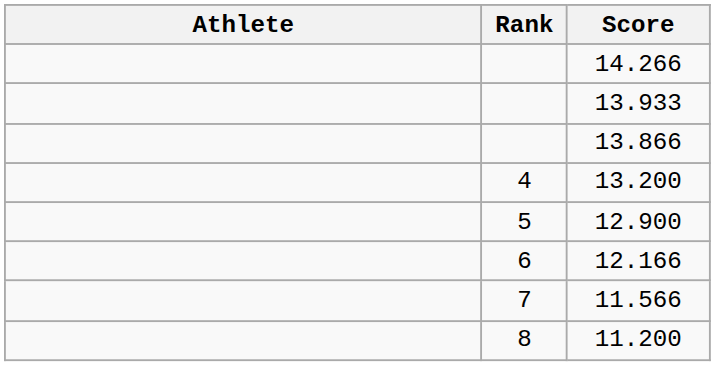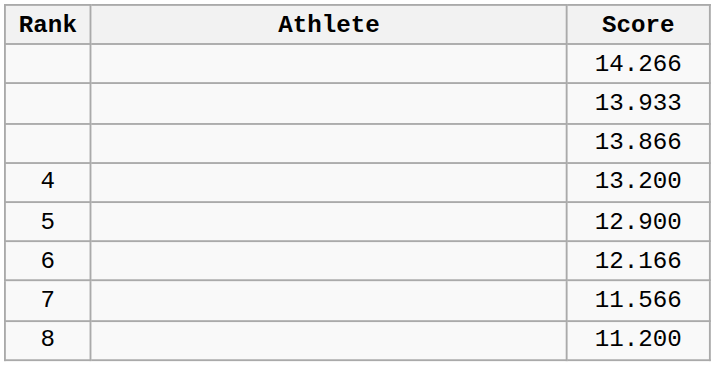columns swapped: (524, 25) <-> (243, 25)
